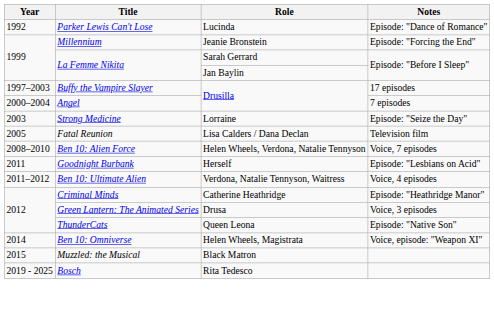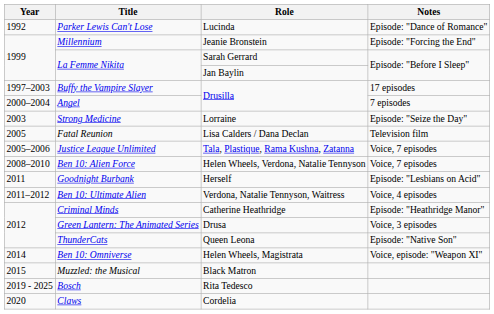+ row: (106, 149)
+ row: (69, 301)
